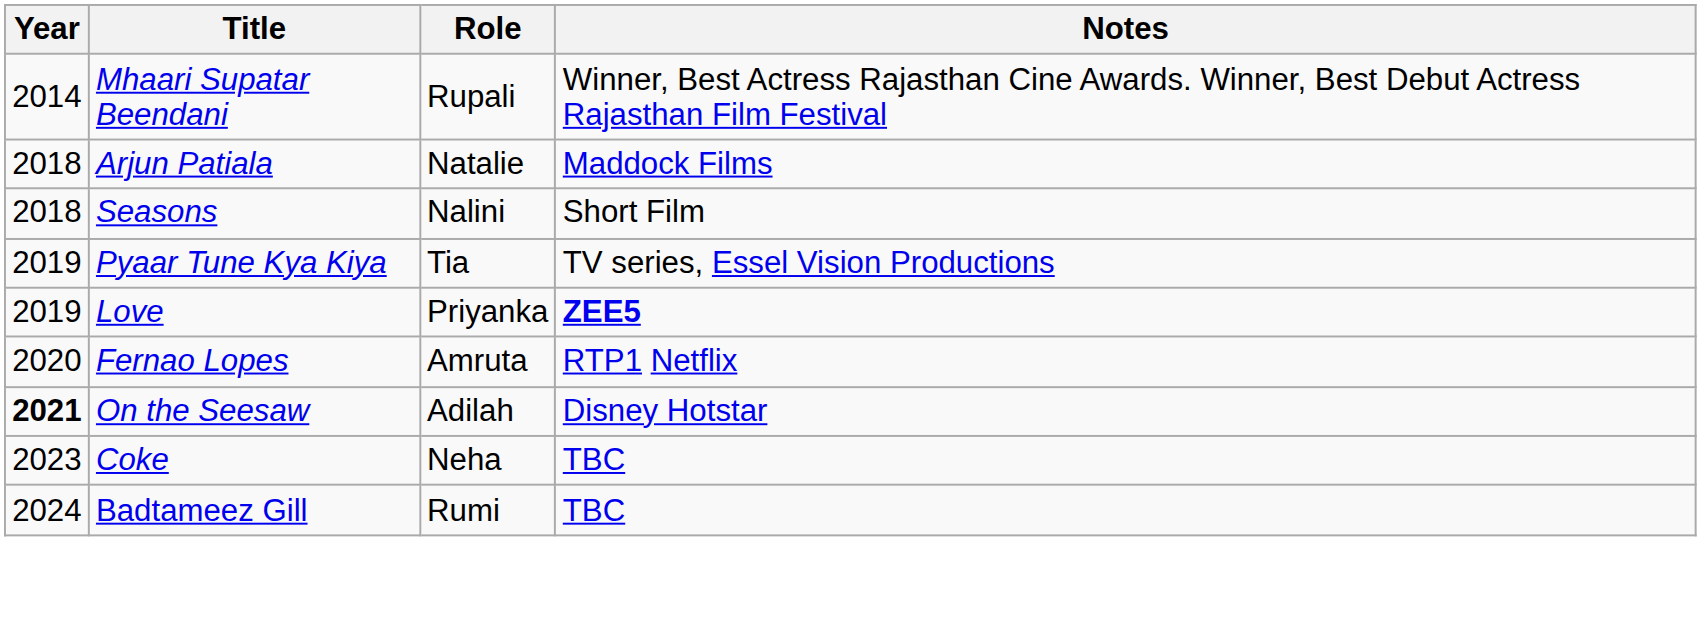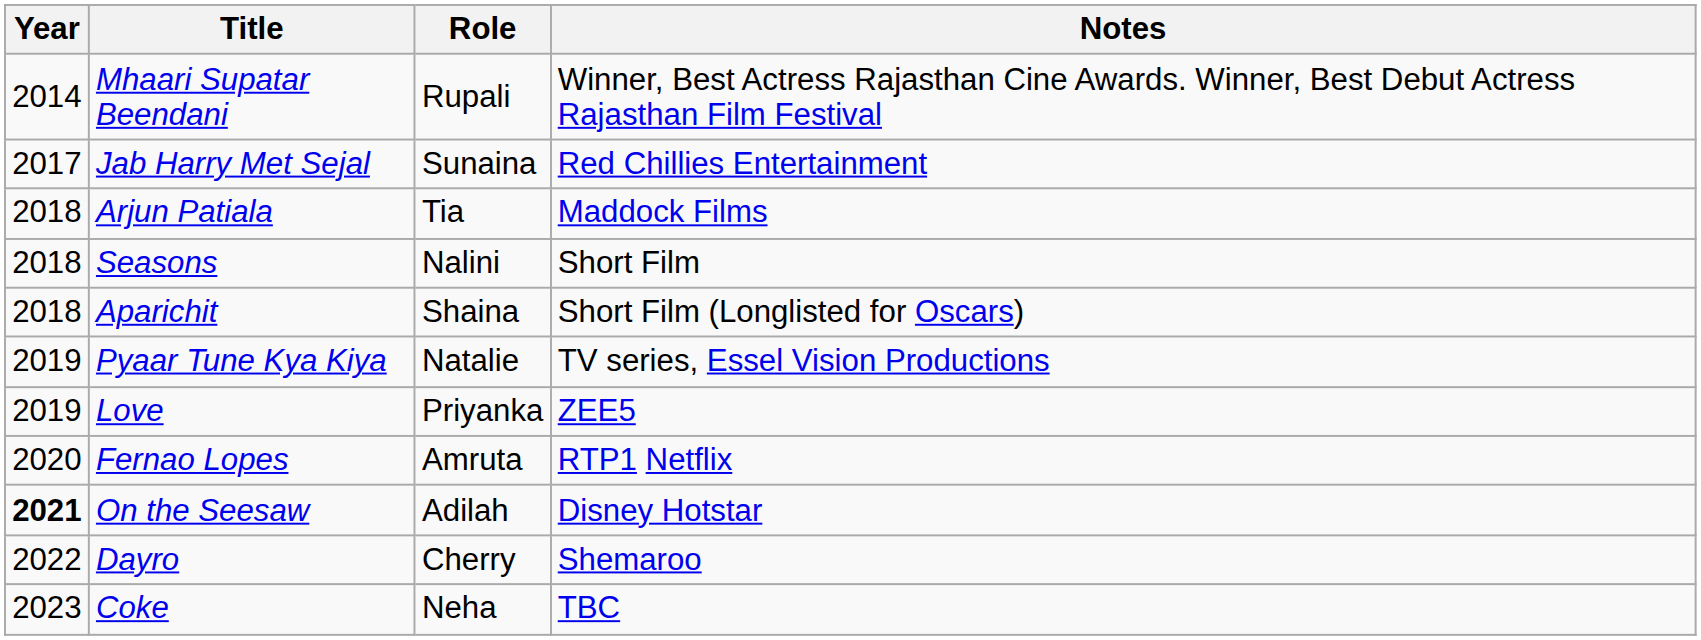+ row: (233, 163)
(476, 163) Natalie -> (443, 212) Tia
+ row: (157, 311)
(448, 262) Tia -> (471, 361) Natalie
(602, 311) bold -> (597, 410) normal
+ row: (138, 559)
- row: (202, 509)
